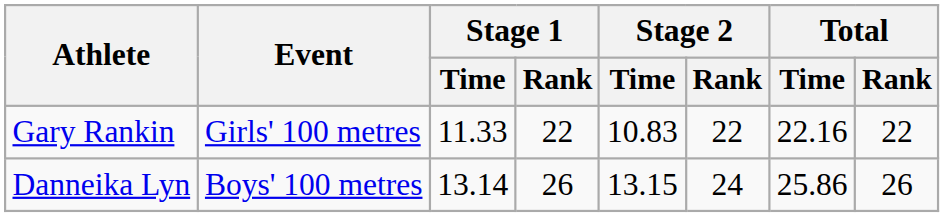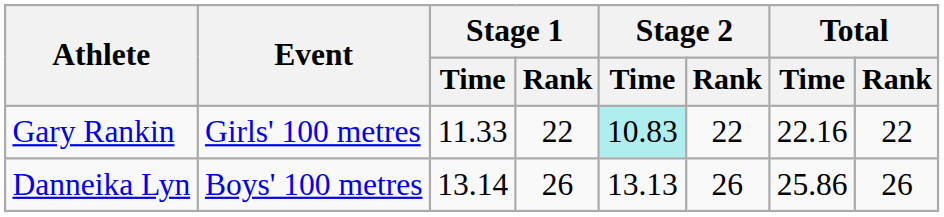(642, 132) no background -> (642, 132) paleturquoise background
(642, 184) 13.15 -> (642, 184) 13.13
(727, 184) 24 -> (727, 184) 26
